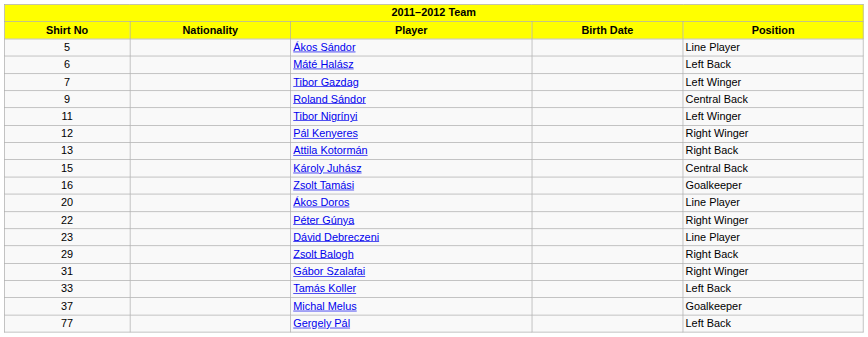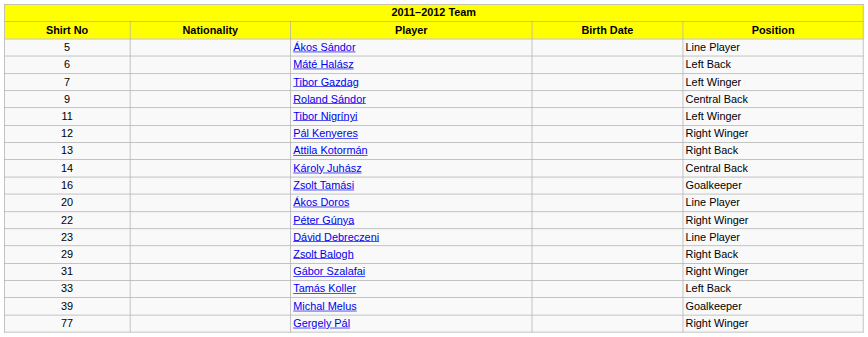(67, 168) 15 -> (67, 168) 14
(67, 306) 37 -> (67, 306) 39
(708, 323) Left Back -> (717, 323) Right Winger
